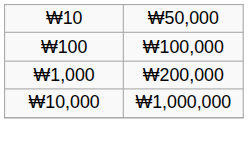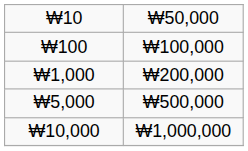+ row: (64, 103)
